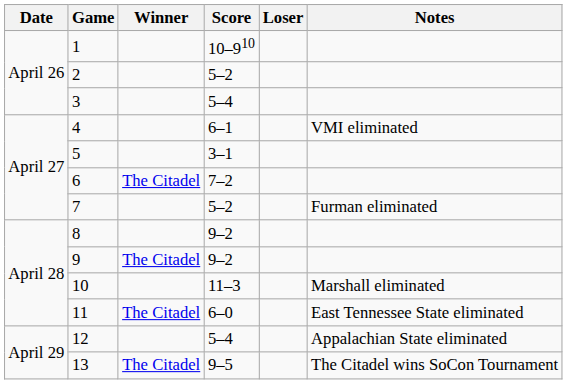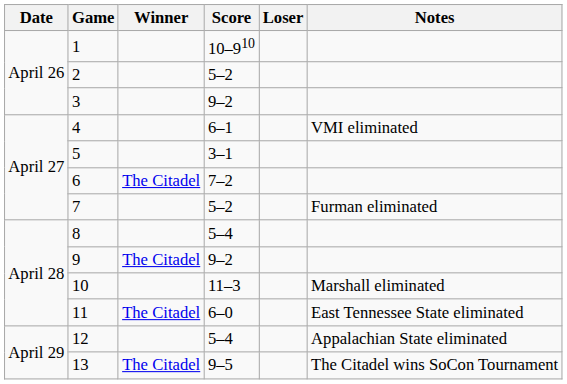(220, 101) 5–4 -> (220, 101) 9–2
(220, 233) 9–2 -> (220, 233) 5–4
